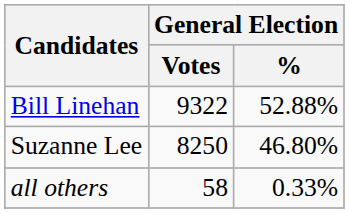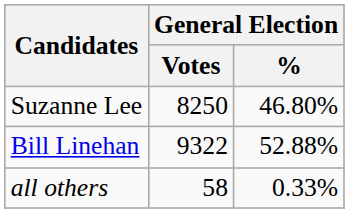rows swapped: (75, 106) <-> (76, 146)
